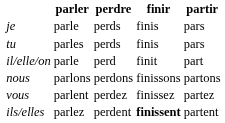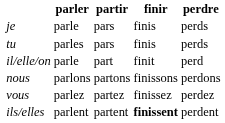columns swapped: (113, 9) <-> (202, 9)
(71, 95) parlent -> (69, 95) parlez
(69, 112) parlez -> (71, 112) parlent
